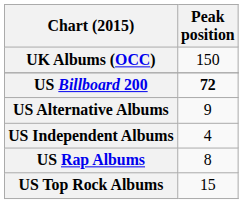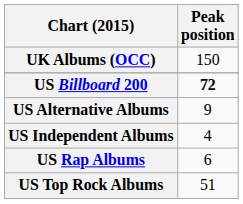(208, 160) 8 -> (208, 160) 6
(208, 185) 15 -> (208, 185) 51
